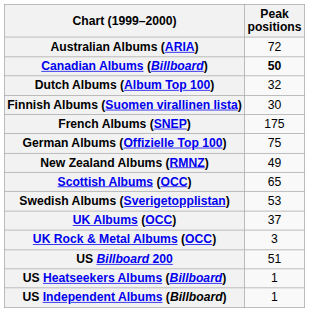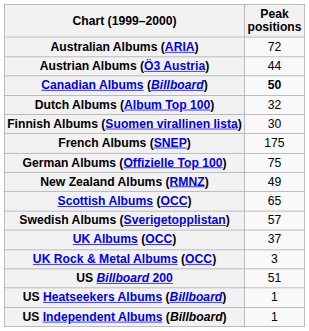+ row: (125, 66)
(274, 201) 53 -> (274, 220) 57
